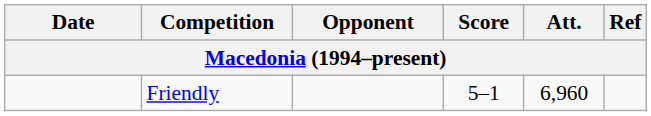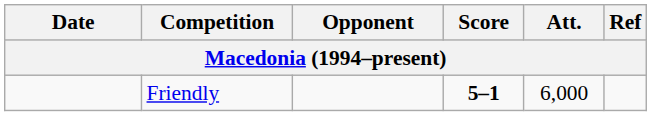(484, 93) normal -> (484, 93) bold
(564, 93) 6,960 -> (564, 93) 6,000
